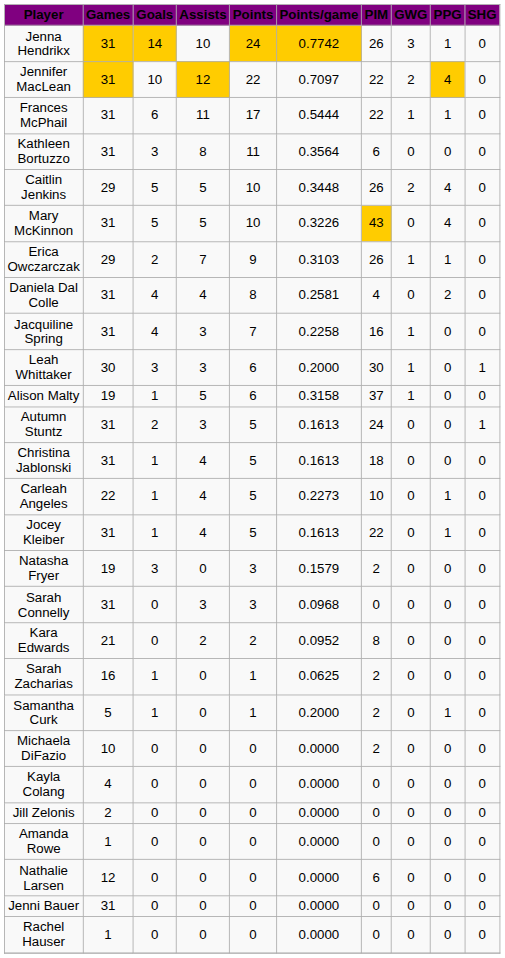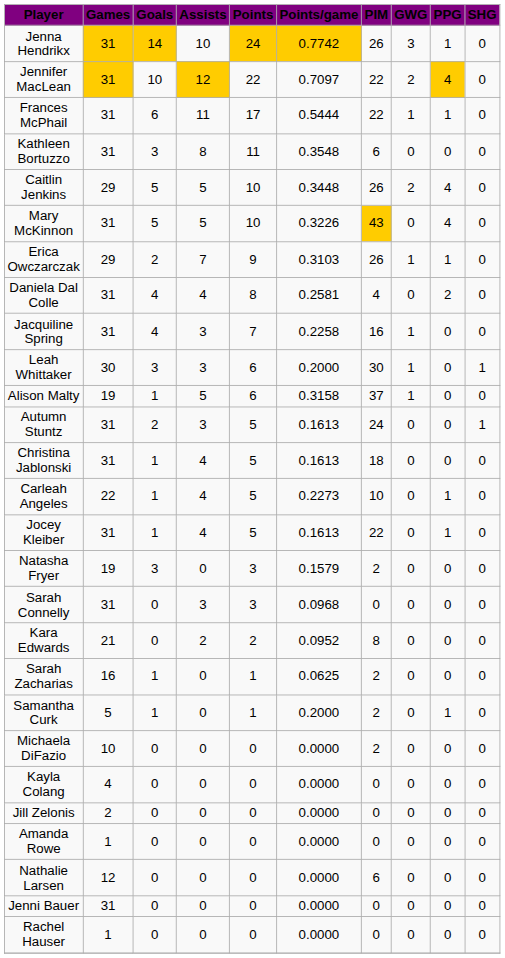(319, 151) 0.3564 -> (319, 151) 0.3548
